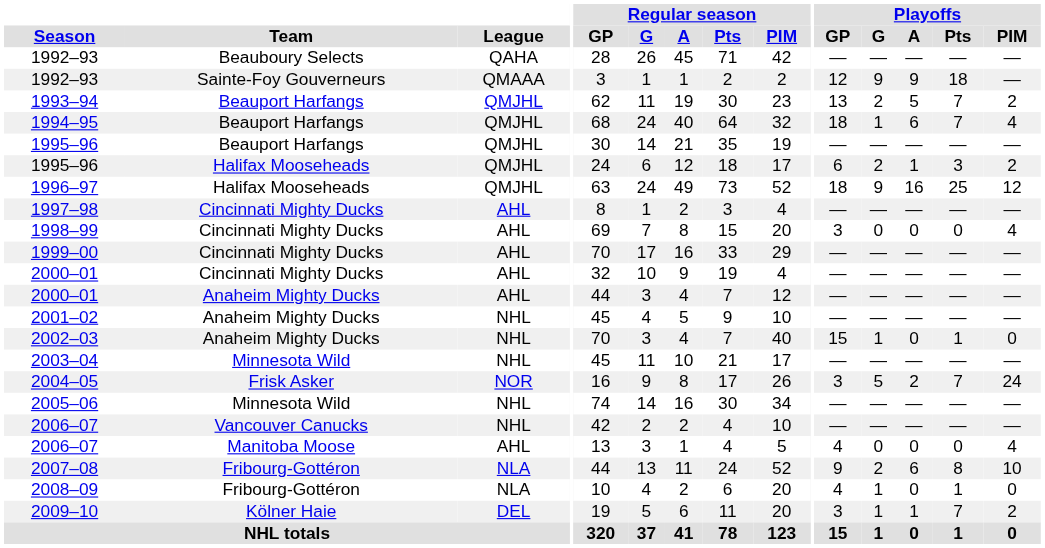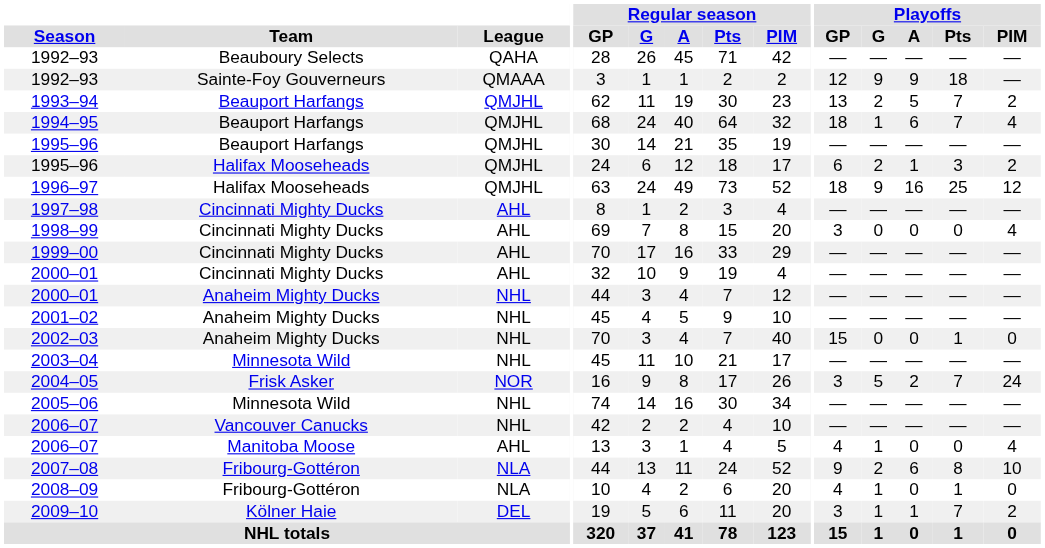(514, 295) AHL -> (514, 295) NHL
(878, 338) 1 -> (878, 338) 0
(878, 446) 0 -> (878, 446) 1
